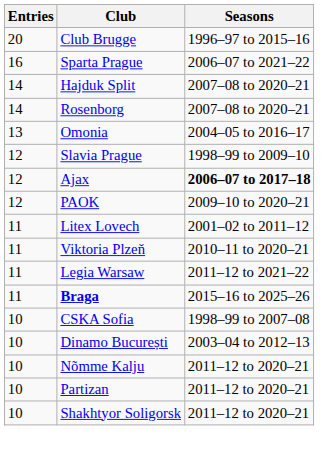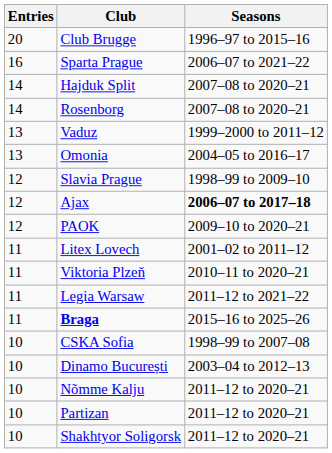+ row: (79, 132)
